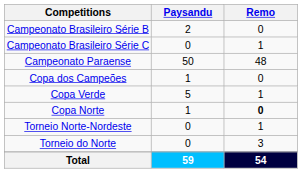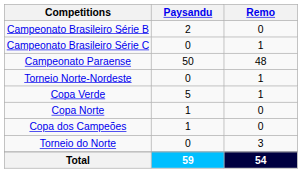rows swapped: (78, 78) <-> (78, 127)
(261, 111) bold -> (261, 111) normal
